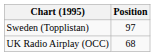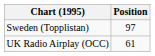(130, 43) 68 -> (130, 43) 61
